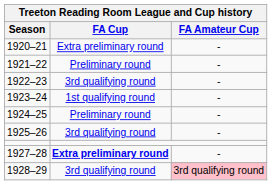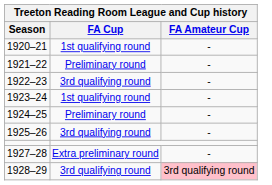(110, 47) Extra preliminary round -> (105, 47) 1st qualifying round
(110, 154) bold -> (105, 154) normal
